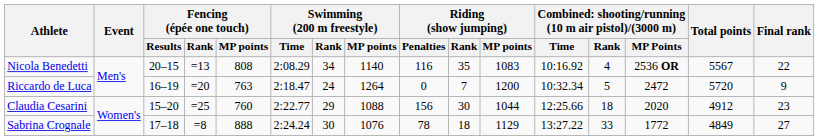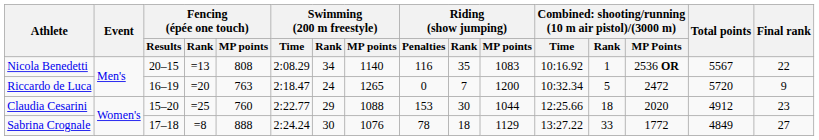(607, 67) 4 -> (607, 67) 1
(372, 86) 1264 -> (372, 86) 1265
(424, 106) 156 -> (424, 106) 153
